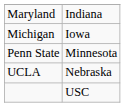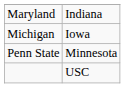- row: (24, 72)
